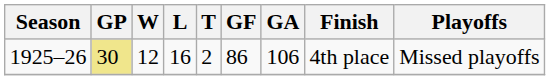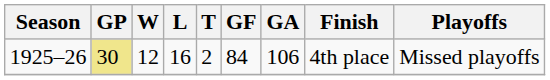(237, 56) 86 -> (237, 56) 84
